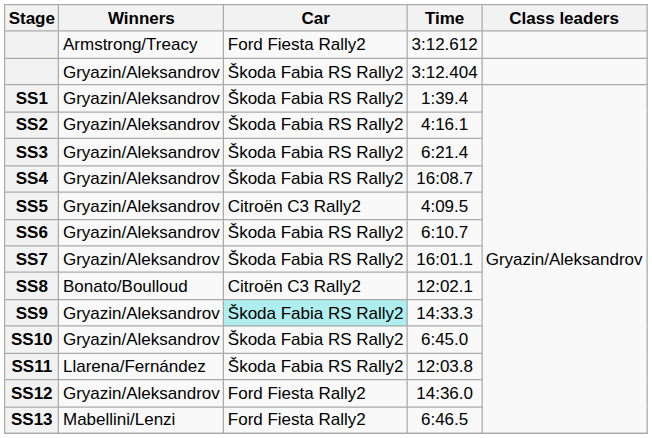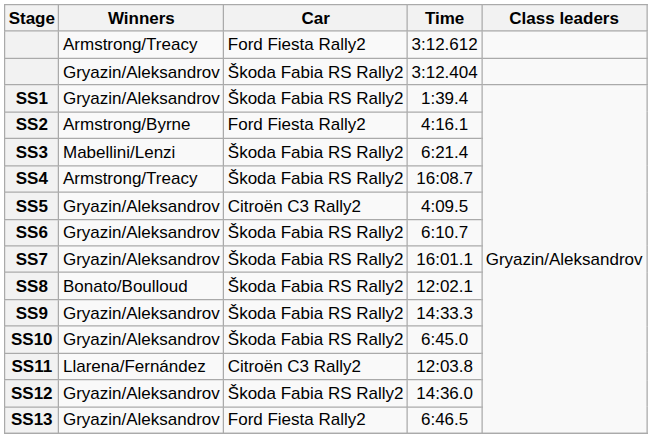(141, 125) Gryazin/Aleksandrov -> (127, 125) Armstrong/Byrne
(316, 125) Škoda Fabia RS Rally2 -> (297, 125) Ford Fiesta Rally2
(141, 152) Gryazin/Aleksandrov -> (119, 152) Mabellini/Lenzi
(141, 178) Gryazin/Aleksandrov -> (130, 178) Armstrong/Treacy
(294, 286) Citroën C3 Rally2 -> (316, 286) Škoda Fabia RS Rally2
(316, 312) paleturquoise background -> (316, 312) no background
(316, 366) Škoda Fabia RS Rally2 -> (294, 366) Citroën C3 Rally2
(297, 393) Ford Fiesta Rally2 -> (316, 393) Škoda Fabia RS Rally2
(119, 420) Mabellini/Lenzi -> (141, 420) Gryazin/Aleksandrov
